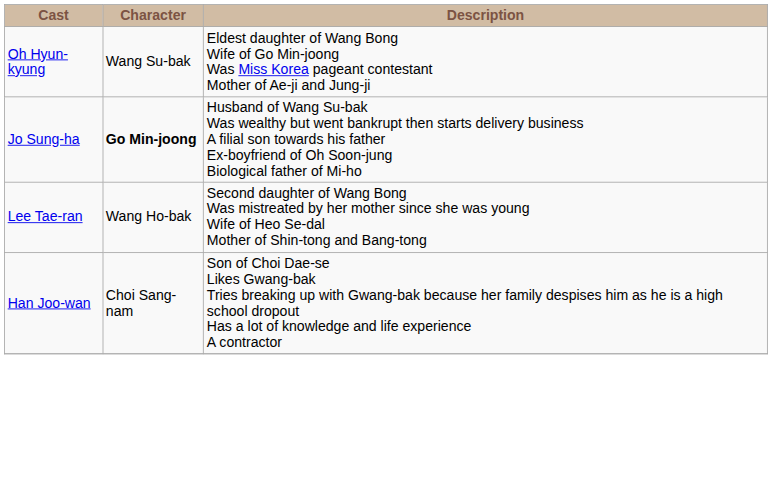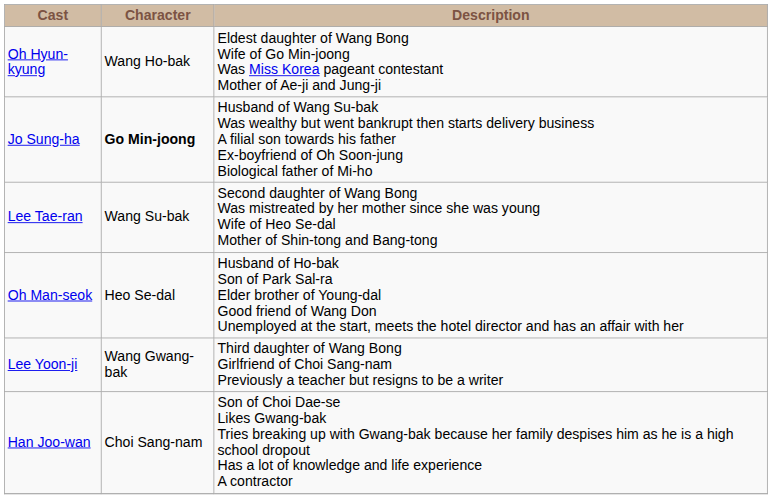(148, 61) Wang Su-bak -> (147, 61) Wang Ho-bak
(149, 217) Wang Ho-bak -> (147, 217) Wang Su-bak
+ row: (50, 295)
+ row: (43, 364)
